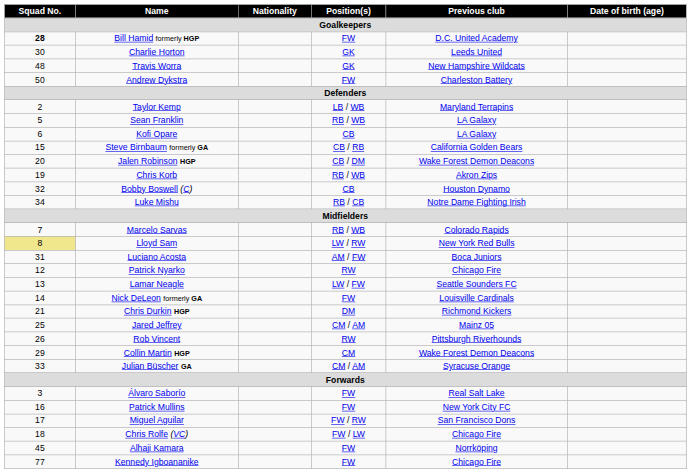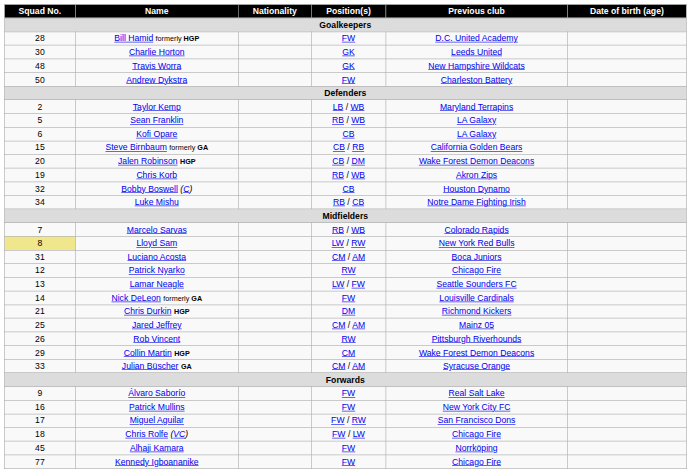(40, 39) bold -> (40, 39) normal
(349, 257) AM / FW -> (349, 257) CM / AM
(40, 394) 3 -> (40, 394) 9
